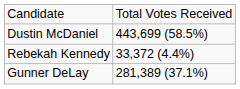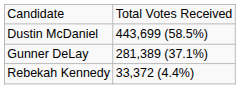rows swapped: (48, 73) <-> (59, 53)
